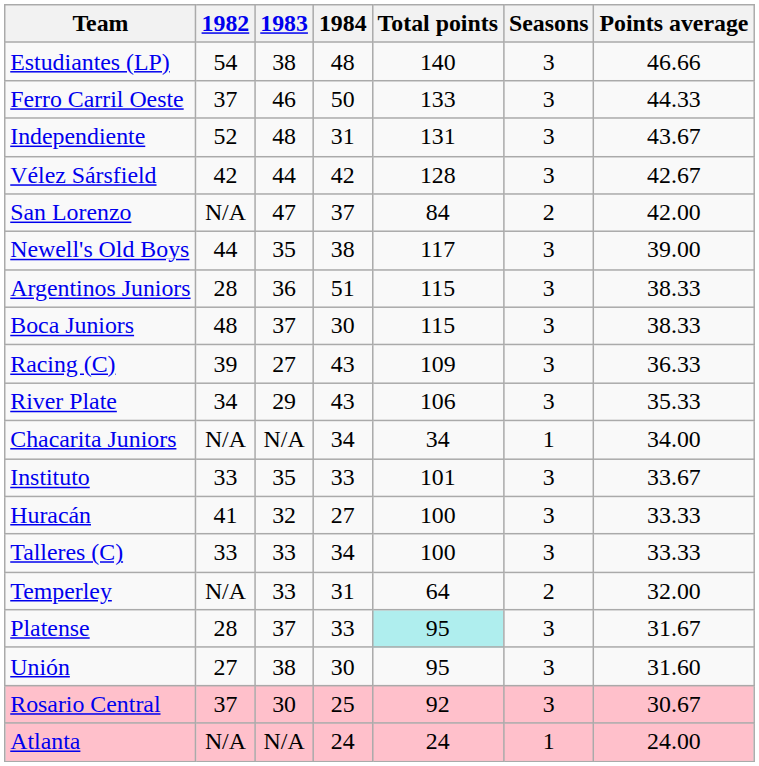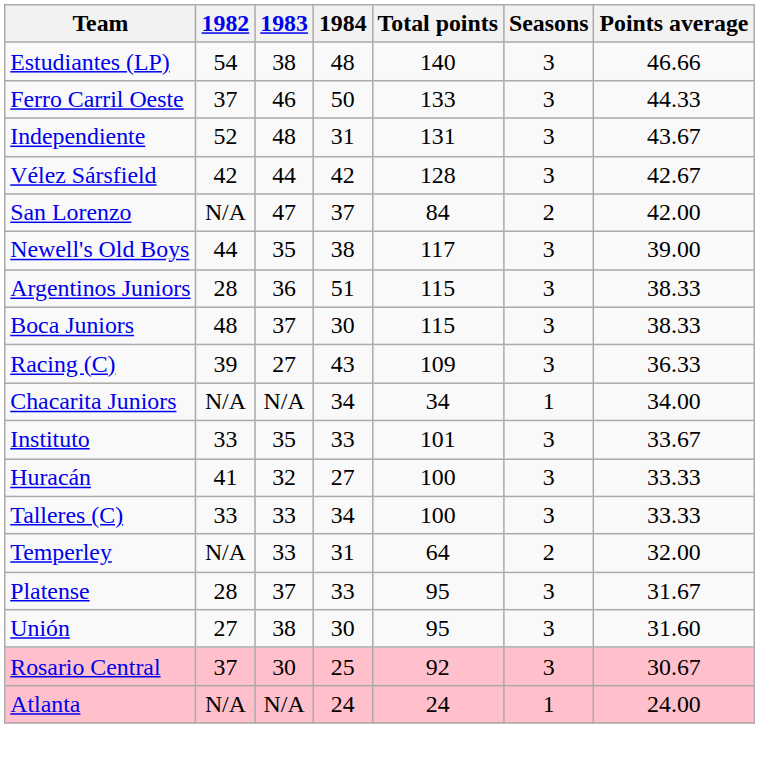- row: (64, 401)
(438, 628) paleturquoise background -> (438, 590) no background
